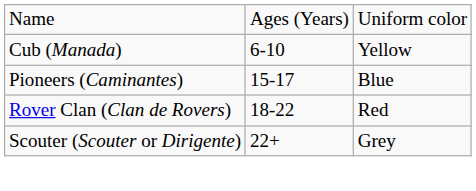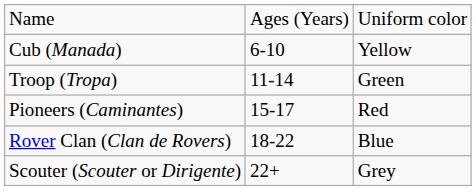+ row: (63, 79)
(376, 79) Blue -> (373, 110) Red
(373, 110) Red -> (376, 140) Blue
